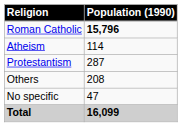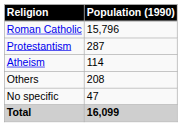(103, 29) bold -> (103, 29) normal
rows swapped: (39, 63) <-> (26, 46)
